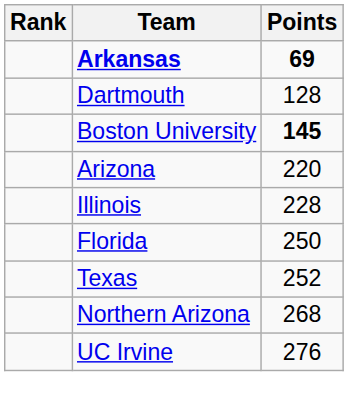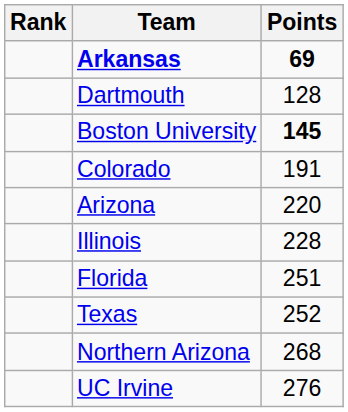+ row: (124, 168)
(302, 242) 250 -> (302, 278) 251
